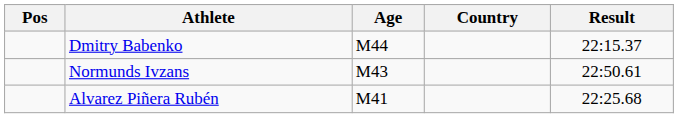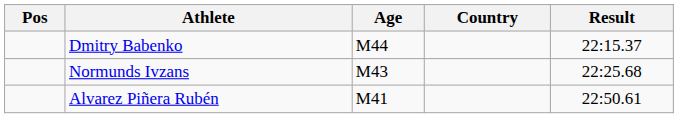(612, 71) 22:50.61 -> (612, 71) 22:25.68
(612, 98) 22:25.68 -> (612, 98) 22:50.61
